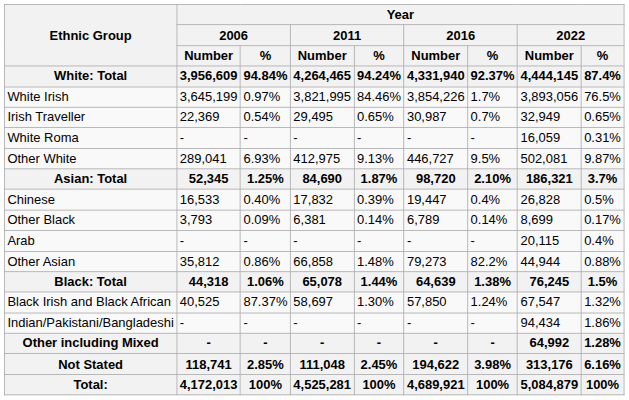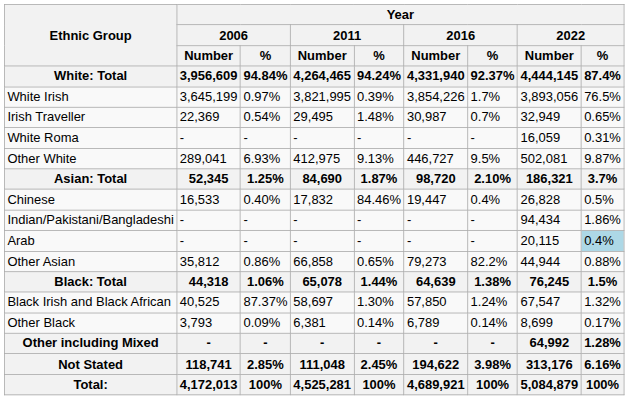(379, 96) 84.46% -> (375, 96) 0.39%
(375, 117) 0.65% -> (375, 117) 1.48%
(375, 199) 0.39% -> (379, 199) 84.46%
rows swapped: (91, 323) <-> (41, 220)
(599, 240) no background -> (599, 240) lightblue background
(375, 261) 1.48% -> (375, 261) 0.65%
